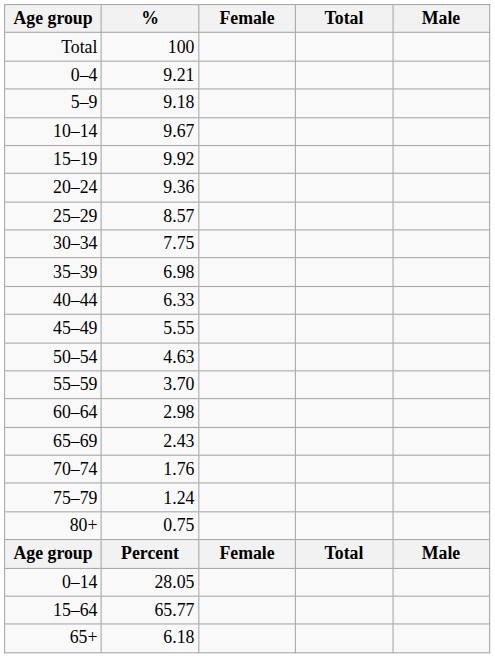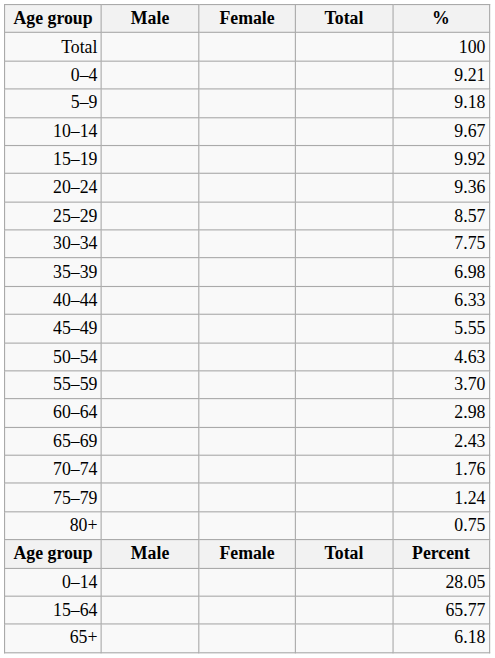columns swapped: (441, 18) <-> (150, 18)
